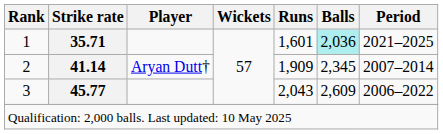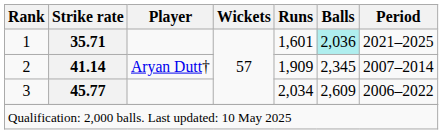(296, 91) 2,043 -> (296, 91) 2,034
